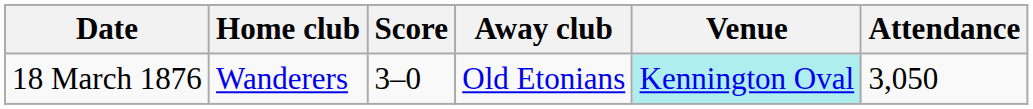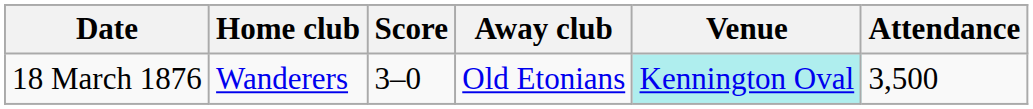(903, 78) 3,050 -> (903, 78) 3,500
